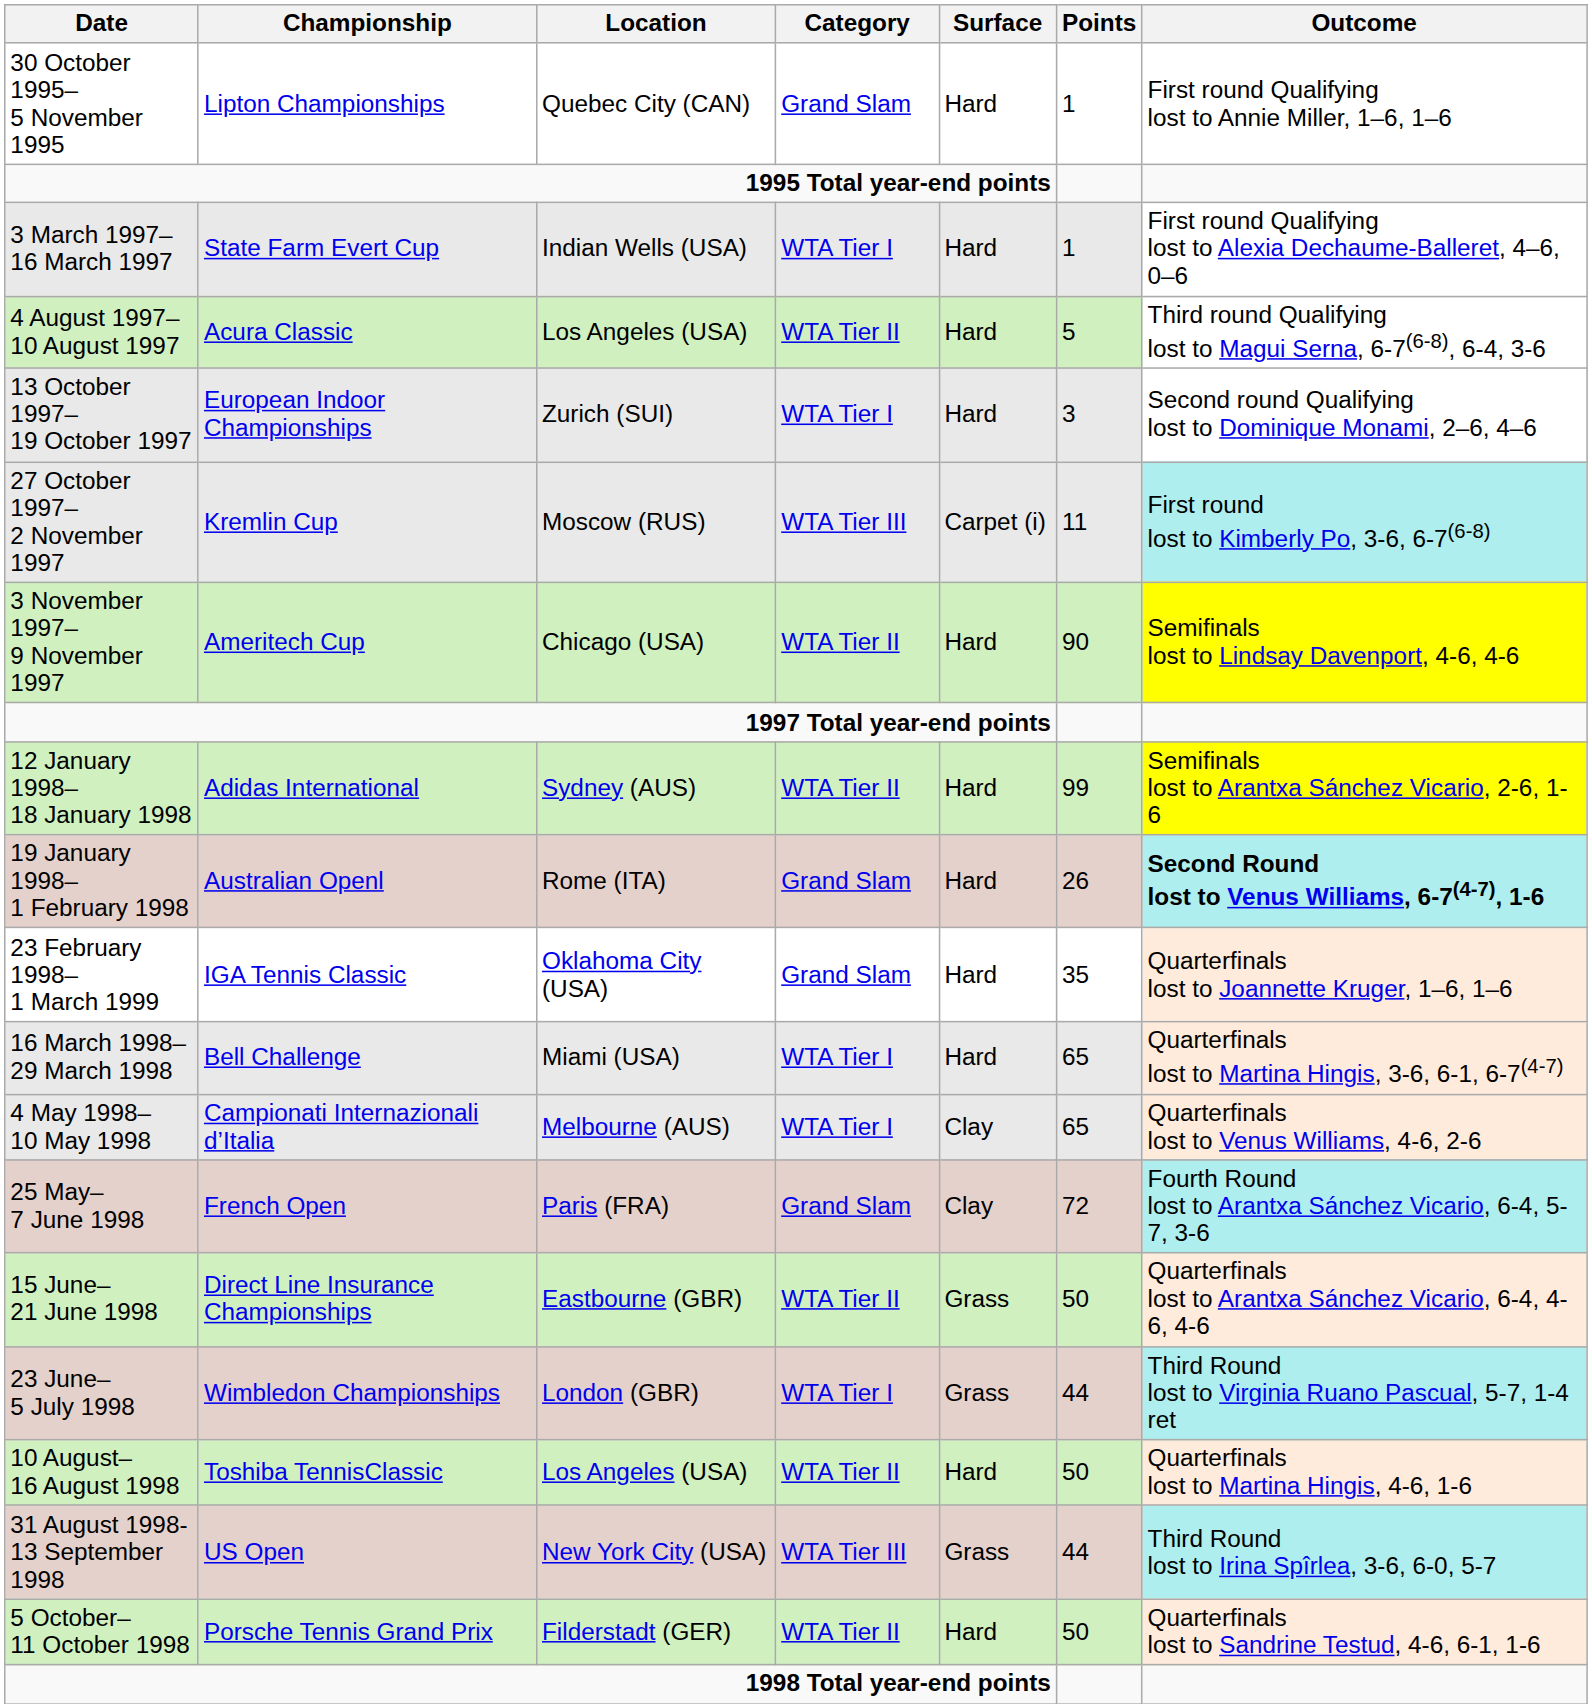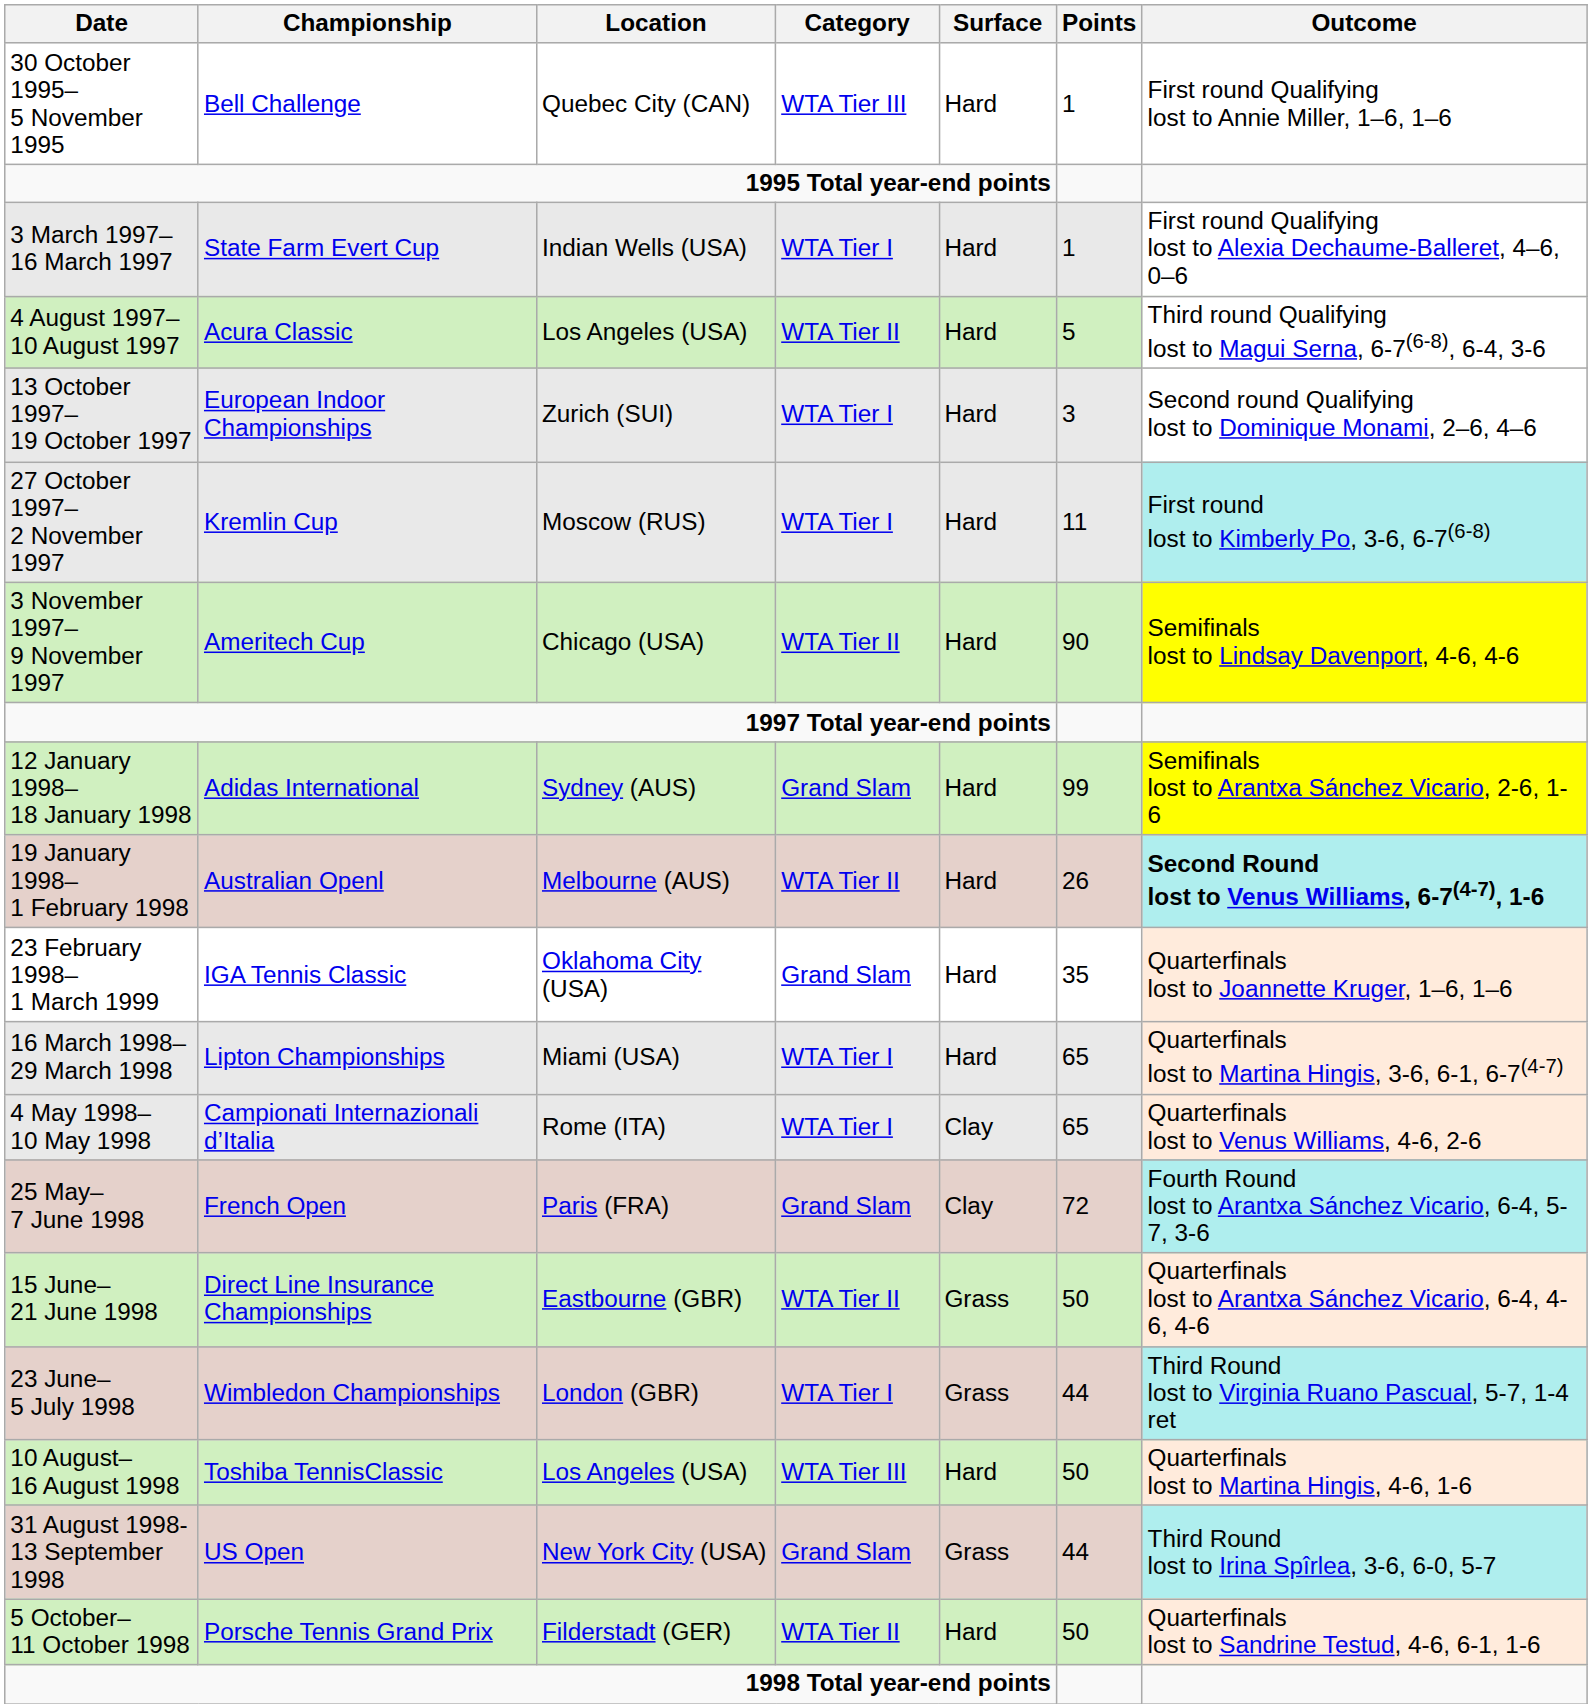(324, 103) Lipton Championships -> (282, 103) Bell Challenge
(846, 103) Grand Slam -> (844, 103) WTA Tier III
(844, 521) WTA Tier III -> (837, 521) WTA Tier I
(995, 521) Carpet (i) -> (971, 521) Hard
(840, 787) WTA Tier II -> (846, 787) Grand Slam
(604, 881) Rome (ITA) -> (636, 881) Melbourne (AUS)
(846, 881) Grand Slam -> (840, 881) WTA Tier II
(282, 1057) Bell Challenge -> (324, 1057) Lipton Championships
(636, 1126) Melbourne (AUS) -> (604, 1126) Rome (ITA)
(840, 1472) WTA Tier II -> (844, 1472) WTA Tier III
(844, 1552) WTA Tier III -> (846, 1552) Grand Slam
